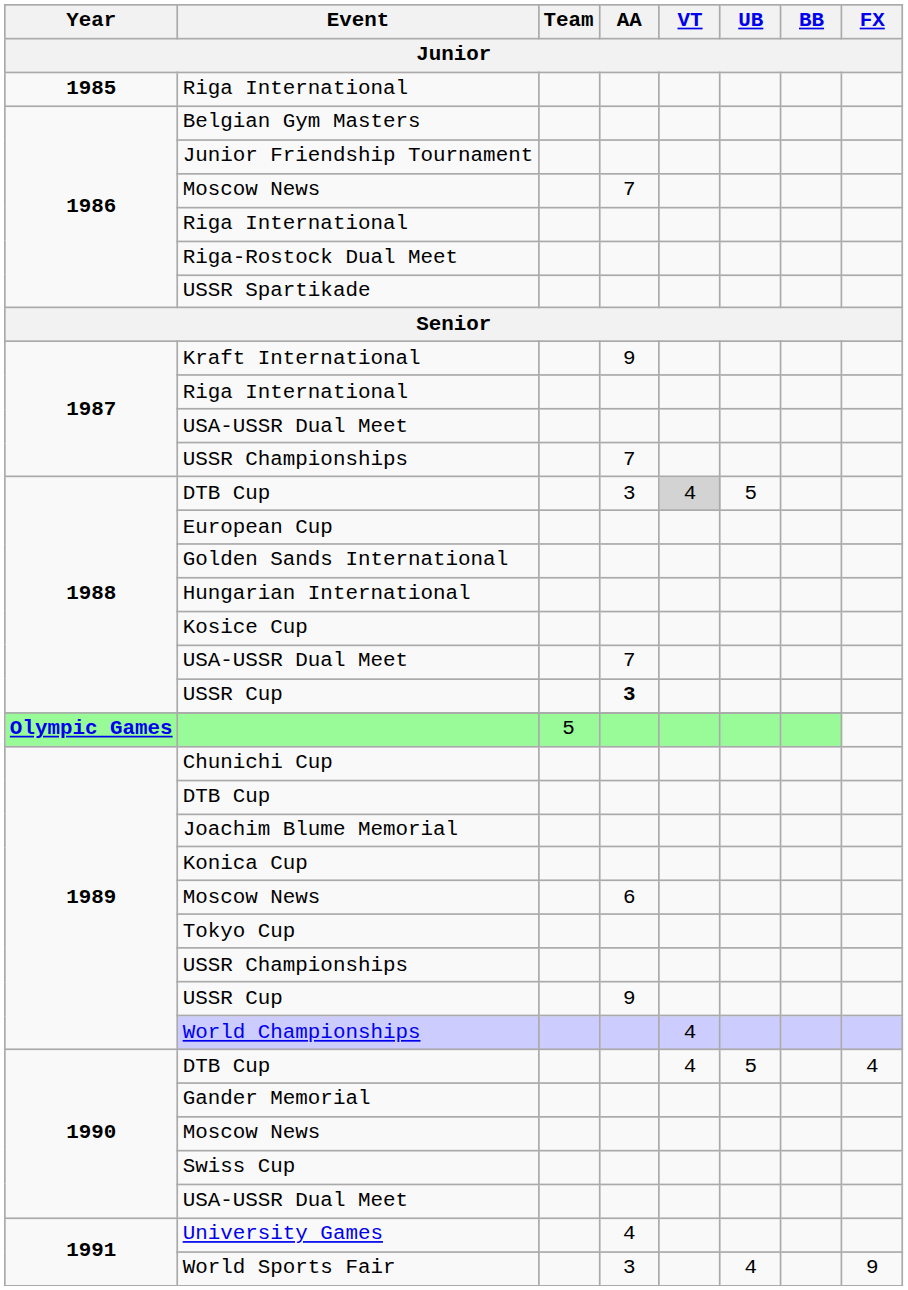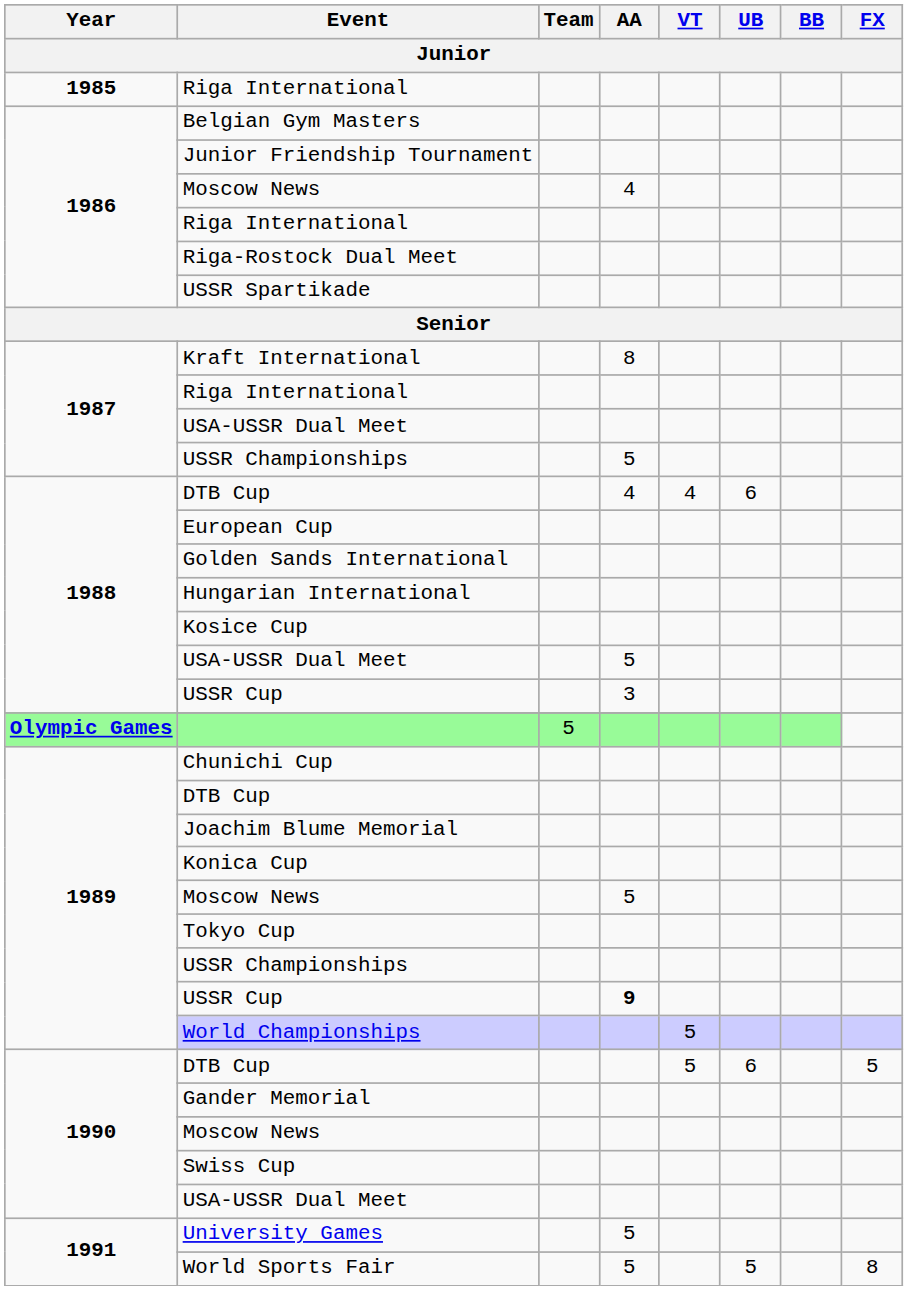(629, 191) 7 -> (629, 191) 4
(629, 359) 9 -> (629, 359) 8
(629, 460) 7 -> (629, 460) 5
(629, 494) 3 -> (629, 494) 4
(690, 494) lightgrey background -> (690, 494) no background
(751, 494) 5 -> (751, 494) 6
(629, 662) 7 -> (629, 662) 5
(629, 696) bold -> (629, 696) normal
(629, 898) 6 -> (629, 898) 5
(629, 999) normal -> (629, 999) bold
(690, 1033) 4 -> (690, 1033) 5
(690, 1067) 4 -> (690, 1067) 5
(751, 1067) 5 -> (751, 1067) 6
(872, 1067) 4 -> (872, 1067) 5
(629, 1235) 4 -> (629, 1235) 5
(629, 1269) 3 -> (629, 1269) 5
(751, 1269) 4 -> (751, 1269) 5
(872, 1269) 9 -> (872, 1269) 8
